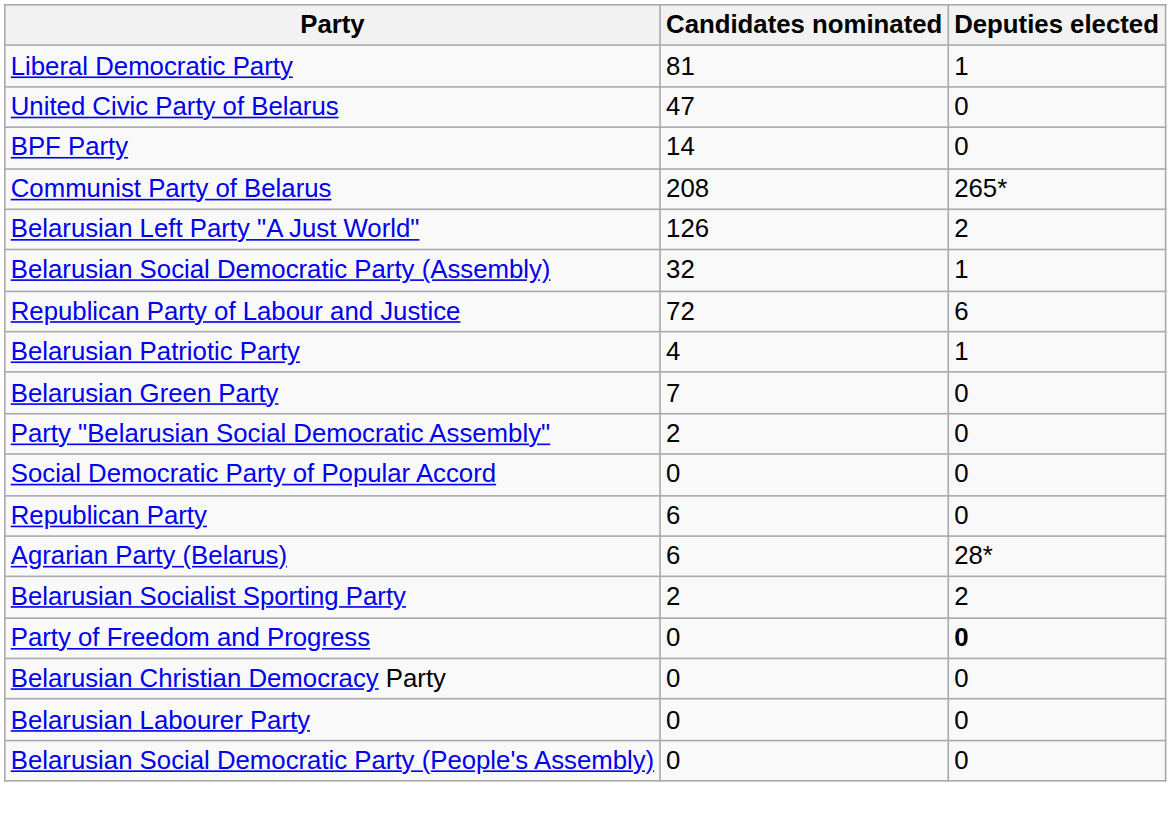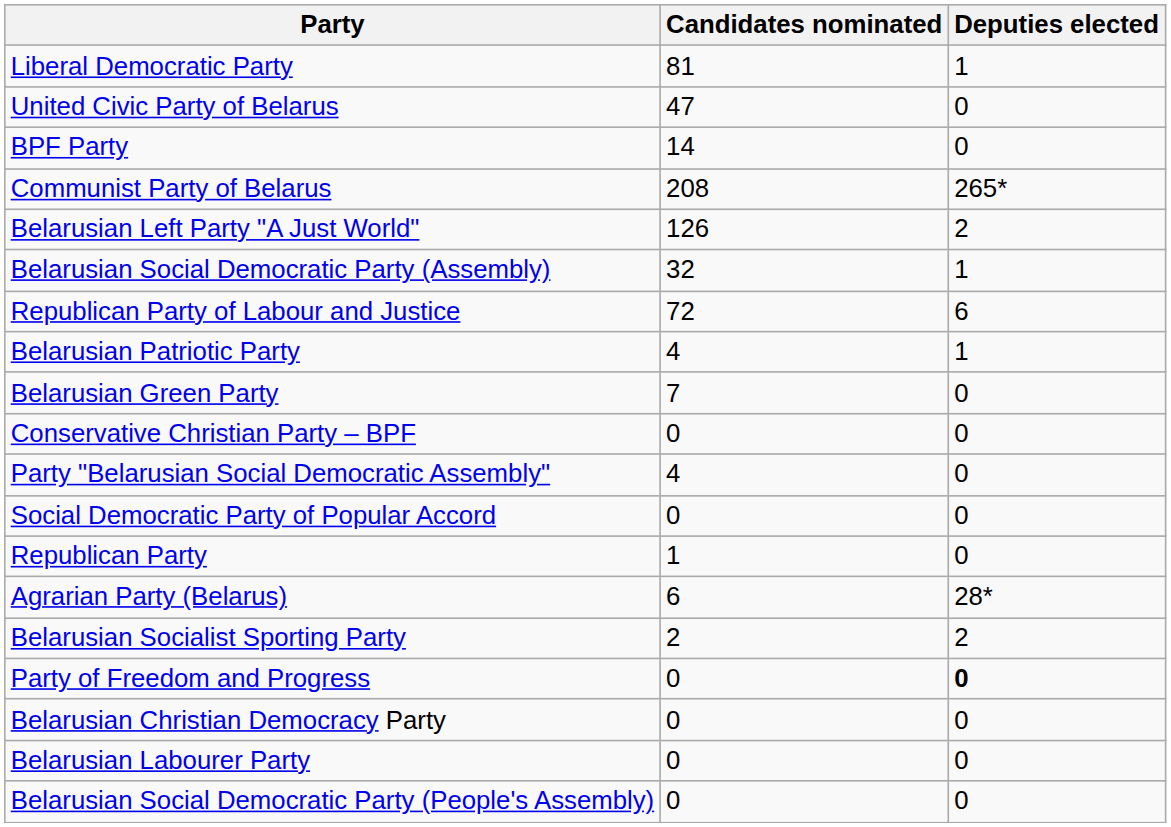+ row: (213, 433)
(673, 433) 2 -> (673, 474) 4
(673, 515) 6 -> (673, 556) 1
